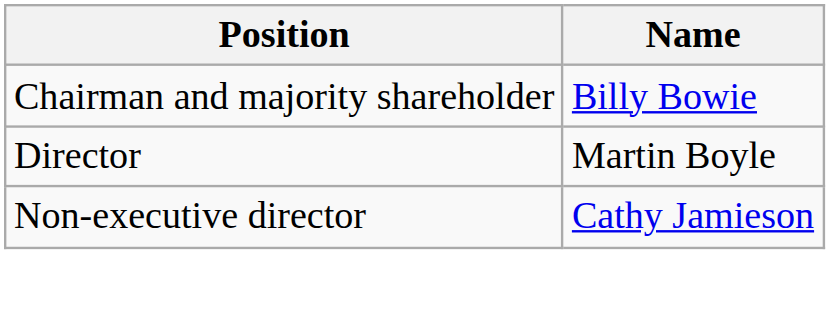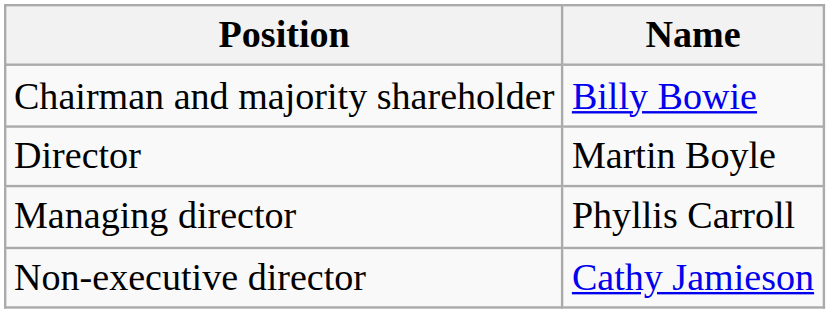+ row: (155, 215)
